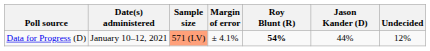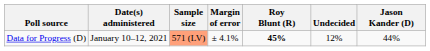columns swapped: (345, 17) <-> (402, 23)
(277, 38) 54% -> (277, 38) 45%
